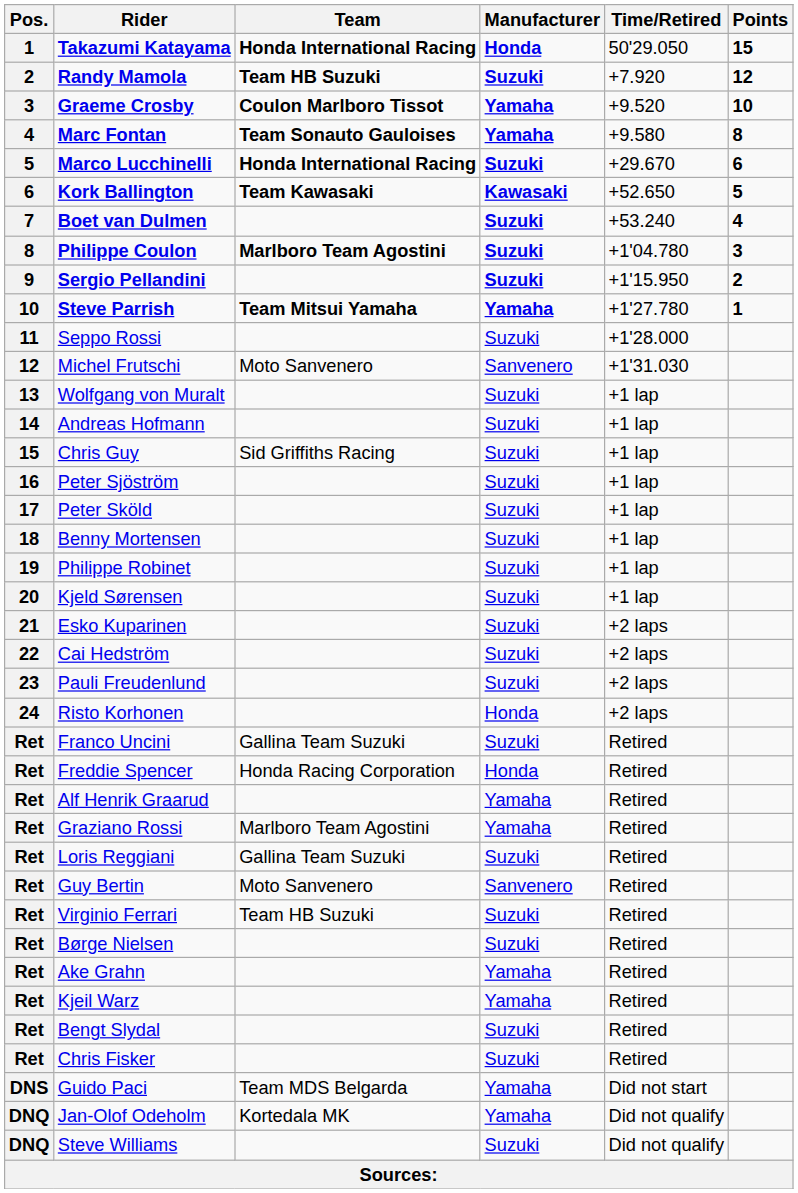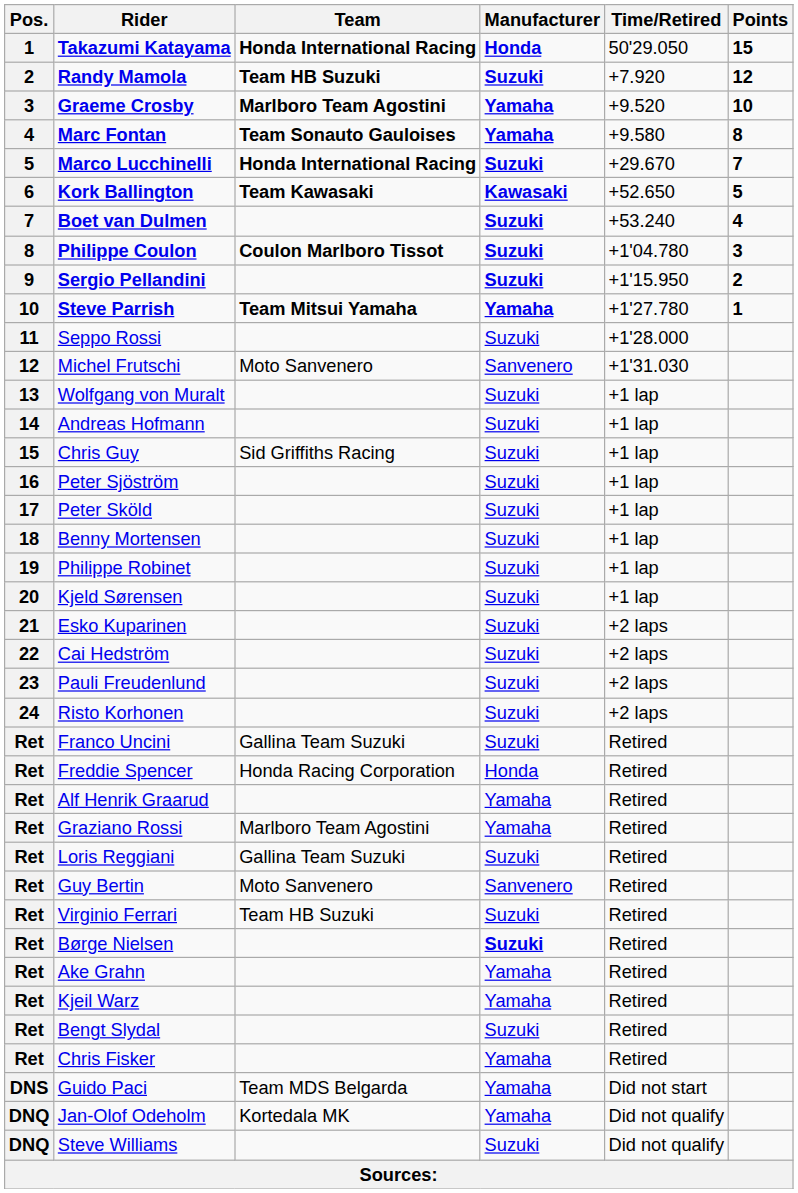(341, 106) Coulon Marlboro Tissot -> (342, 106) Marlboro Team Agostini
(738, 164) 6 -> (738, 164) 7
(342, 250) Marlboro Team Agostini -> (341, 250) Coulon Marlboro Tissot
(511, 712) Honda -> (512, 712) Suzuki
(512, 943) normal -> (514, 943) bold
(512, 1059) Suzuki -> (518, 1059) Yamaha
